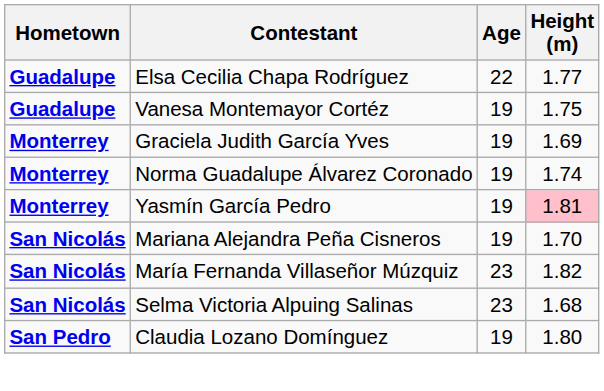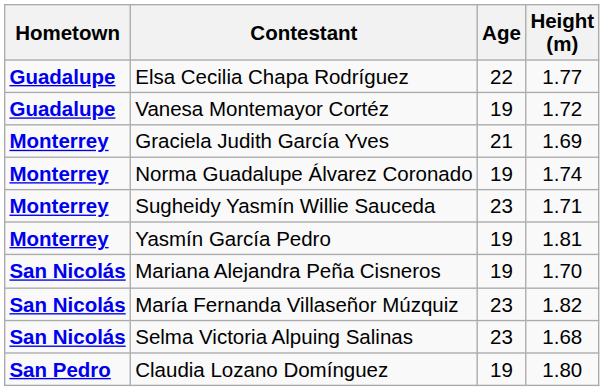(562, 109) 1.75 -> (562, 109) 1.72
(501, 142) 19 -> (501, 142) 21
+ row: (285, 206)
(562, 206) pink background -> (562, 239) no background
